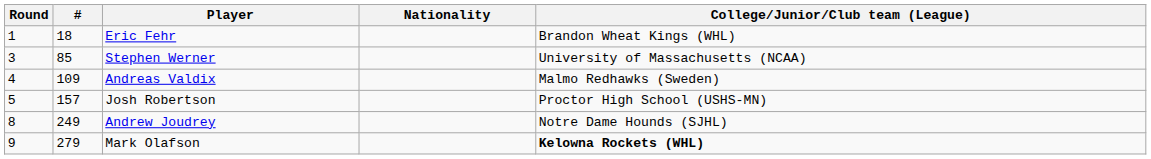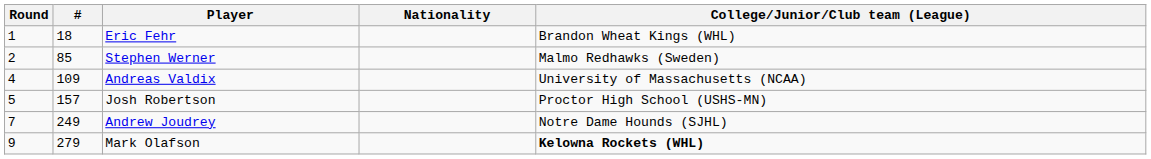(12, 58) 3 -> (12, 58) 2
(673, 58) University of Massachusetts (NCAA) -> (629, 58) Malmo Redhawks (Sweden)
(629, 79) Malmo Redhawks (Sweden) -> (673, 79) University of Massachusetts (NCAA)
(12, 122) 8 -> (12, 122) 7
